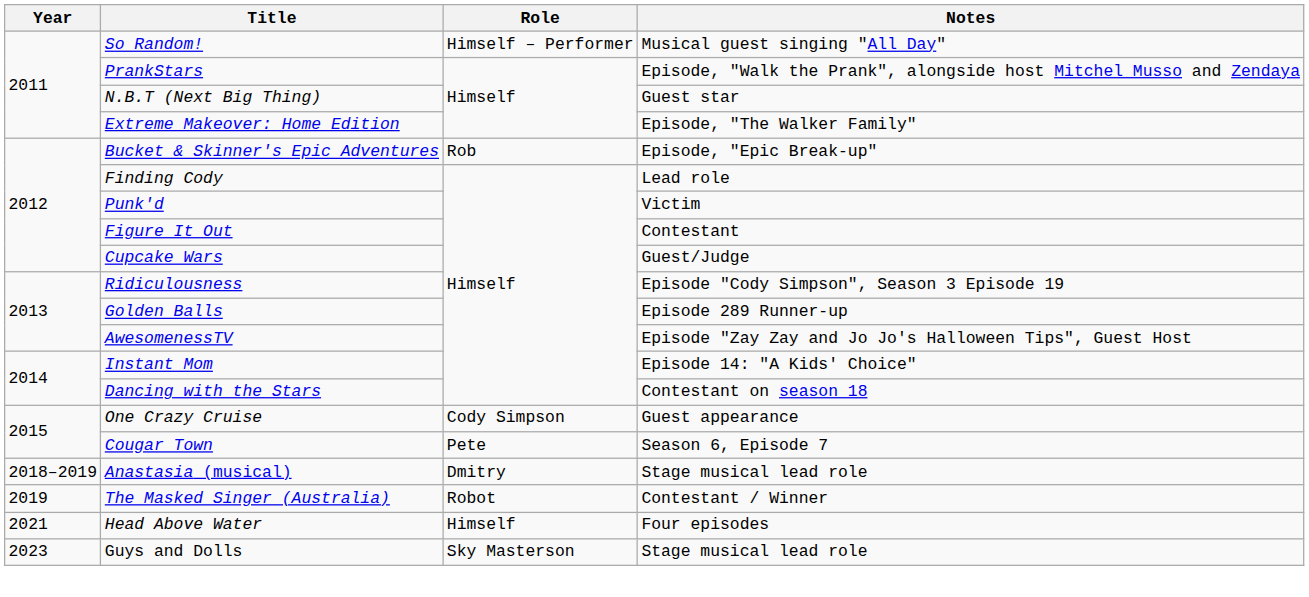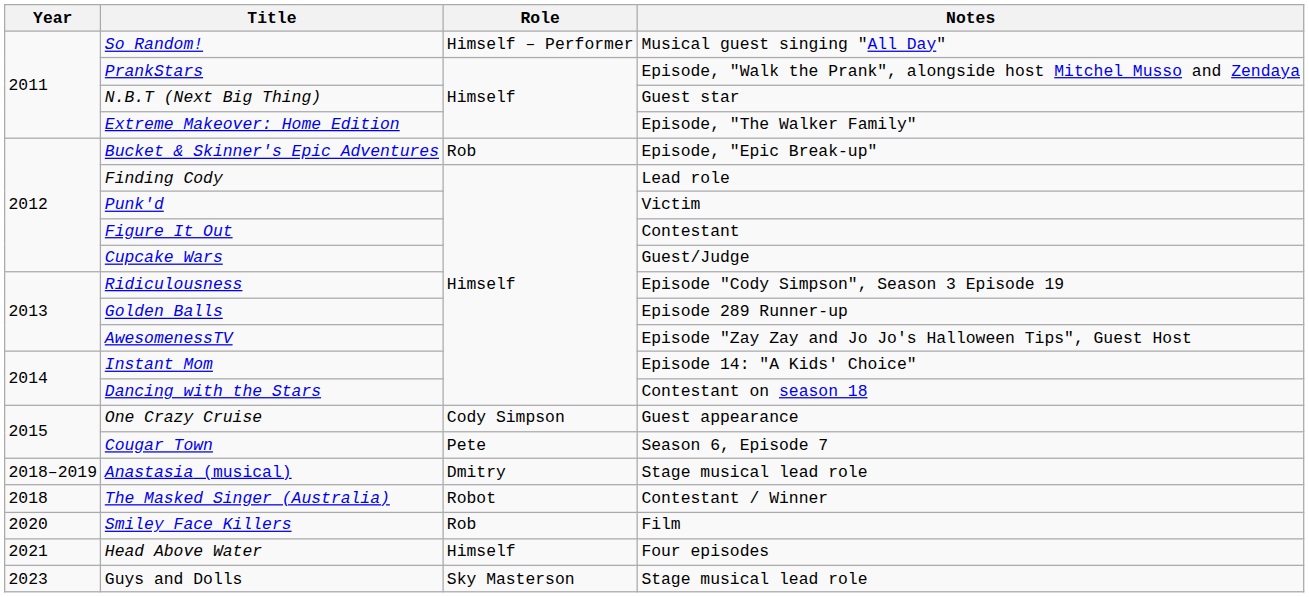(28, 499) 2019 -> (28, 499) 2018
+ row: (198, 525)
